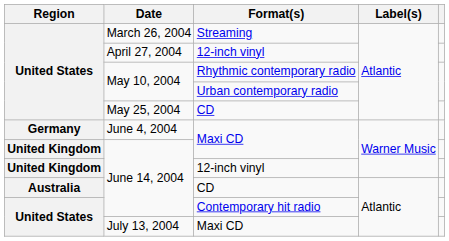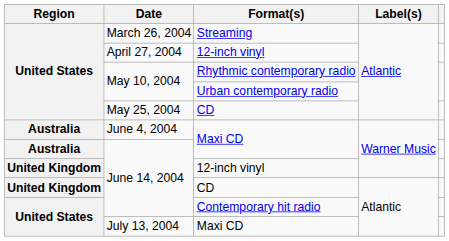(54, 129) Germany -> (54, 129) Australia
(54, 149) United Kingdom -> (54, 149) Australia
(54, 187) Australia -> (54, 187) United Kingdom
